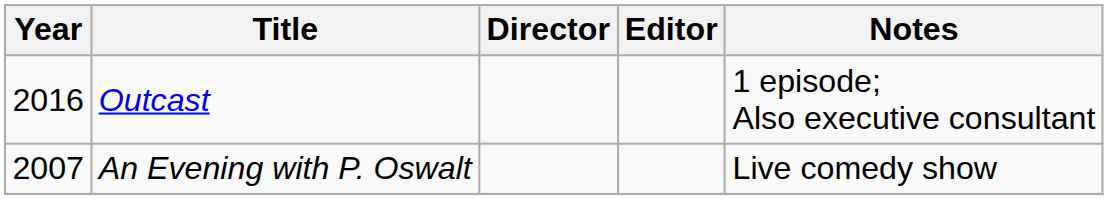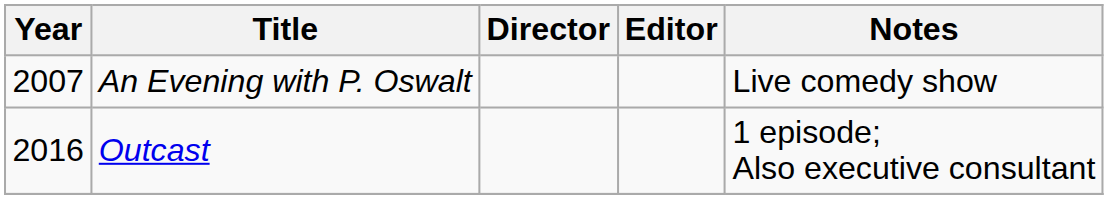rows swapped: (285, 168) <-> (154, 99)
